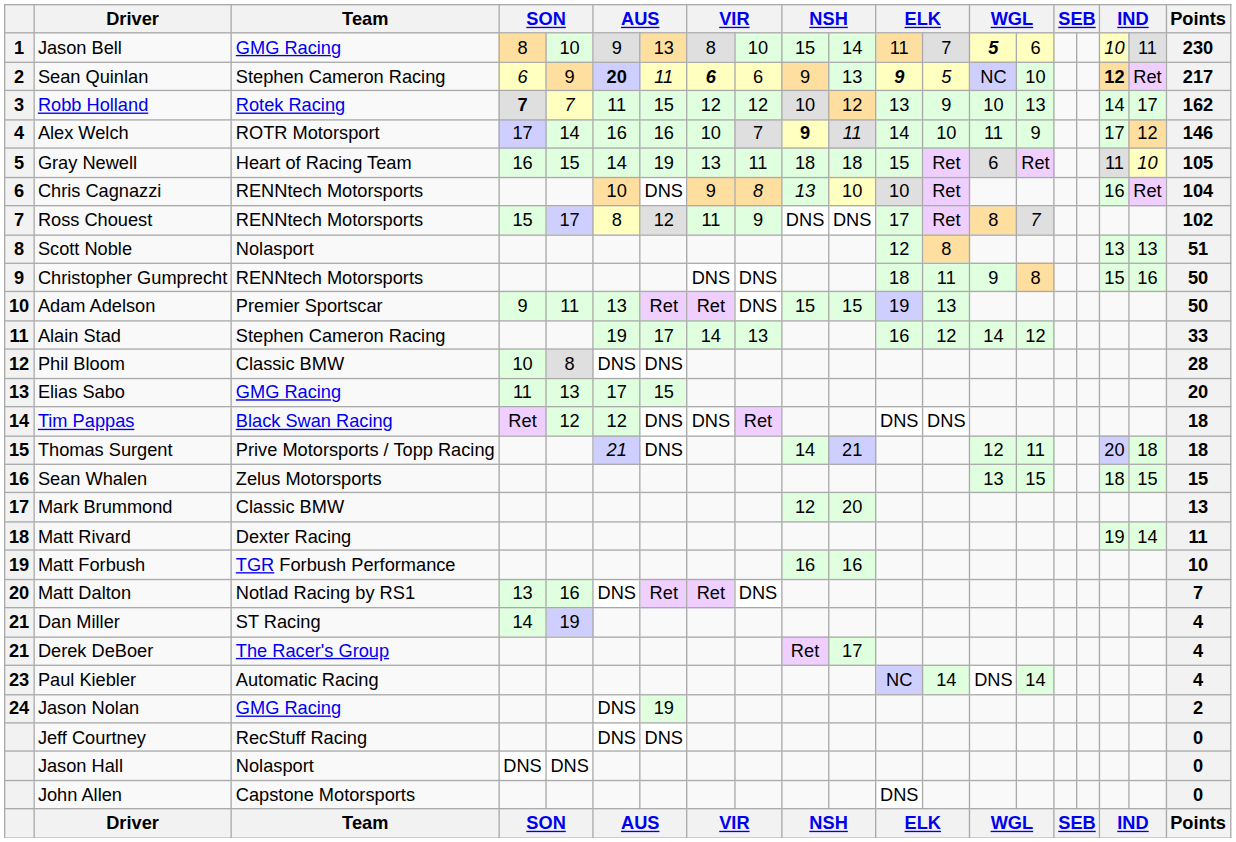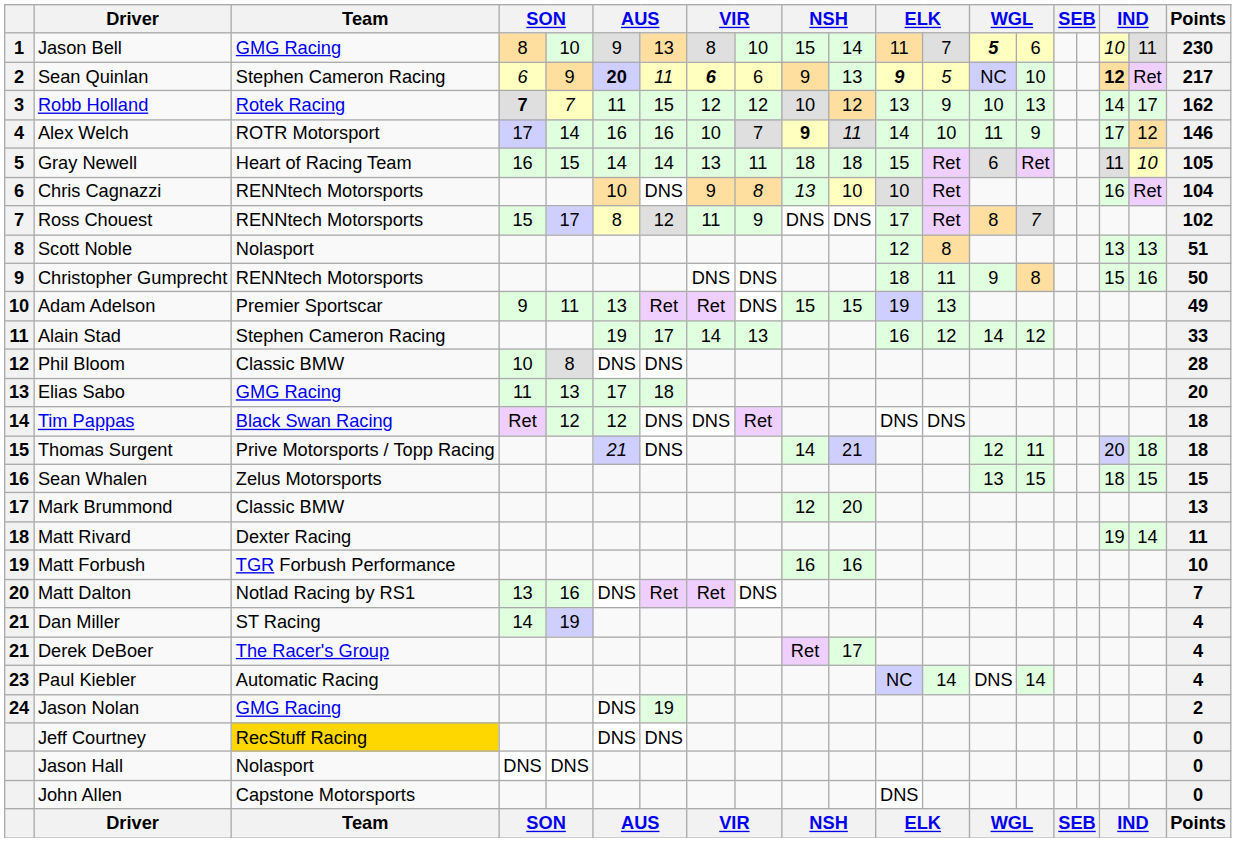(664, 162) 19 -> (664, 162) 14
(1198, 306) 50 -> (1198, 306) 49
(664, 392) 15 -> (664, 392) 18
(301, 737) no background -> (301, 737) gold background
